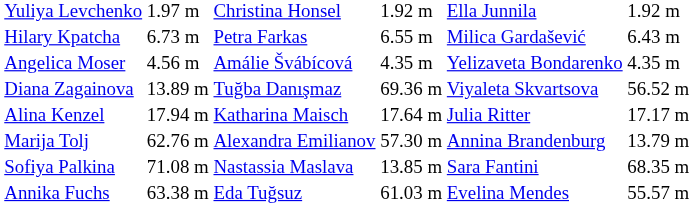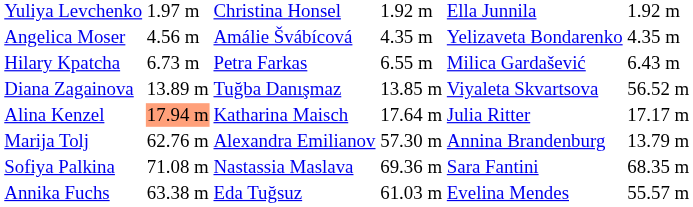rows swapped: (65, 62) <-> (62, 37)
(411, 88) 69.36 m -> (411, 88) 13.85 m
(178, 114) no background -> (178, 114) lightsalmon background
(411, 166) 13.85 m -> (411, 166) 69.36 m
